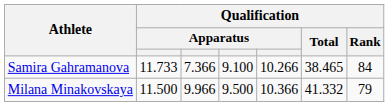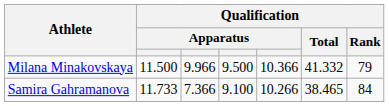rows swapped: (68, 67) <-> (70, 90)
